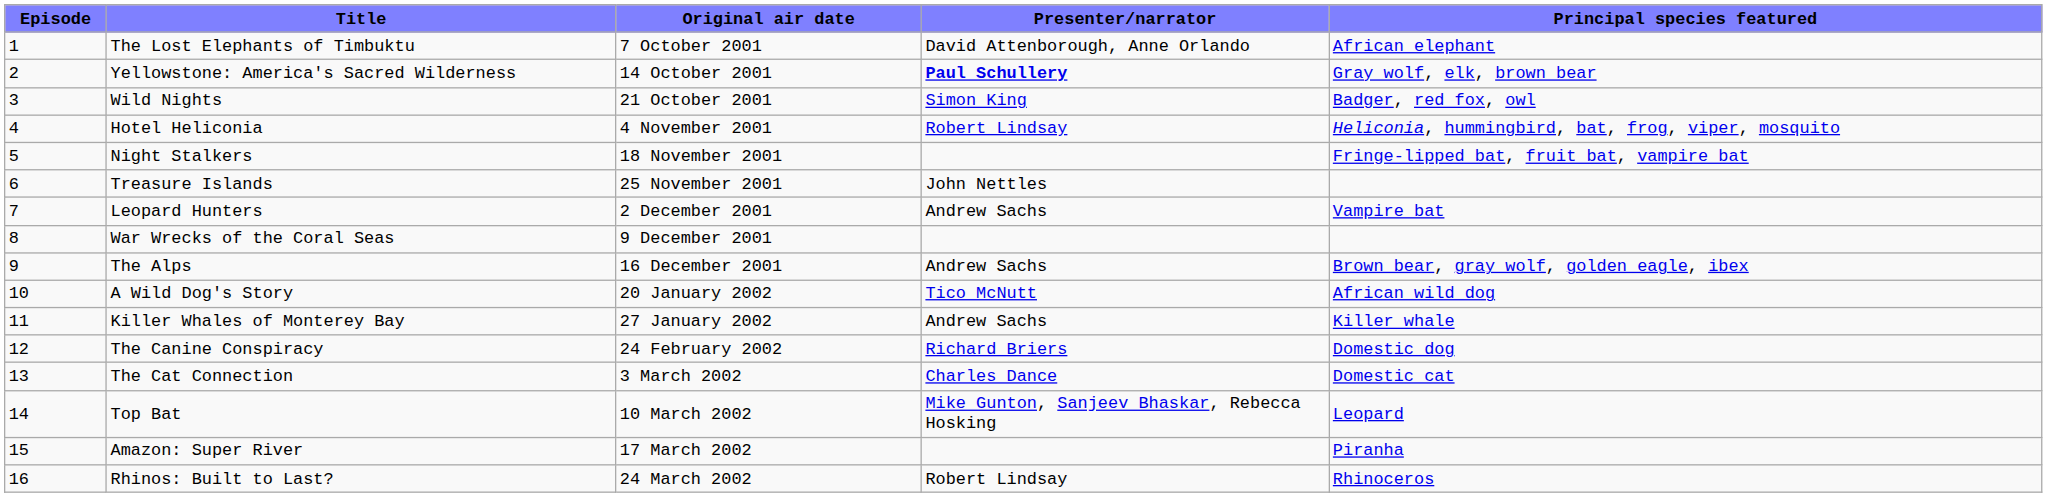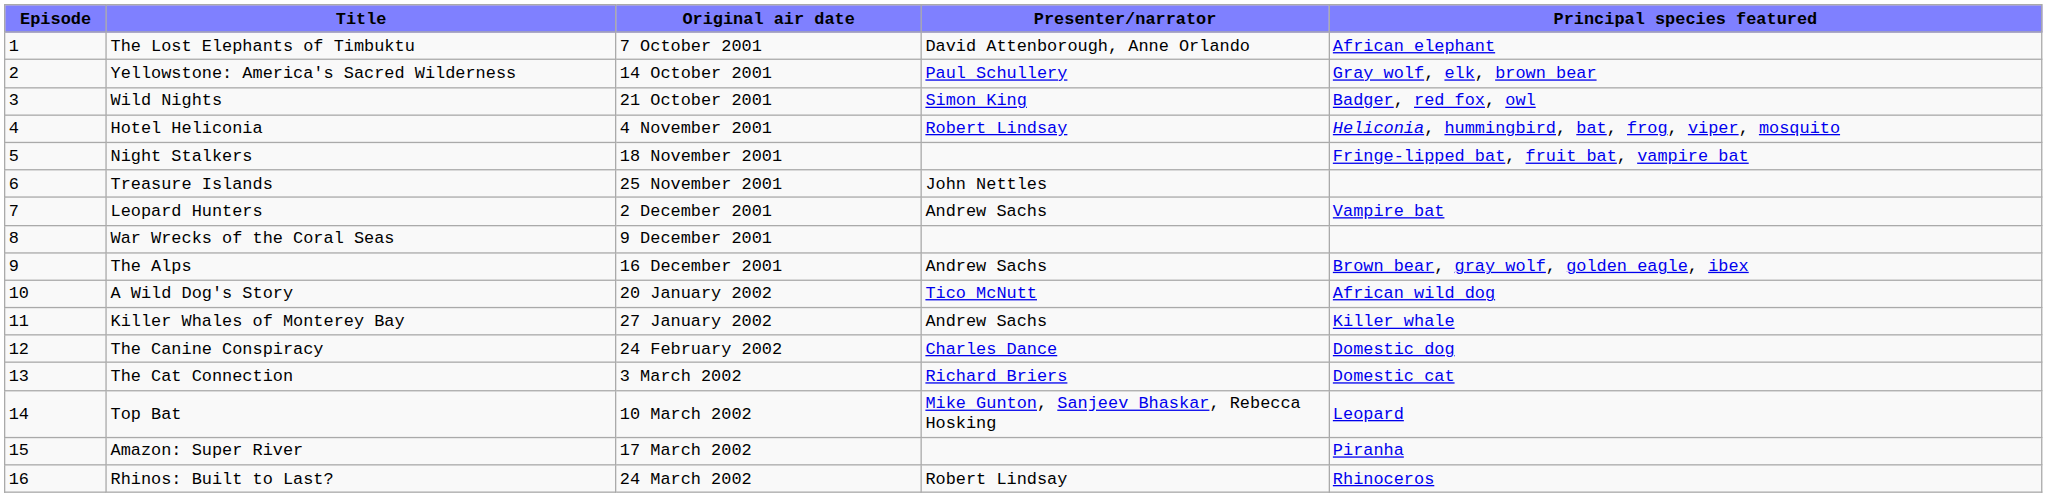(996, 74) bold -> (996, 74) normal
(996, 349) Richard Briers -> (991, 349) Charles Dance
(991, 376) Charles Dance -> (996, 376) Richard Briers
